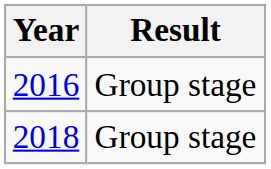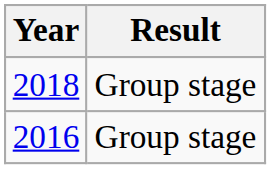rows swapped: (46, 83) <-> (46, 136)
